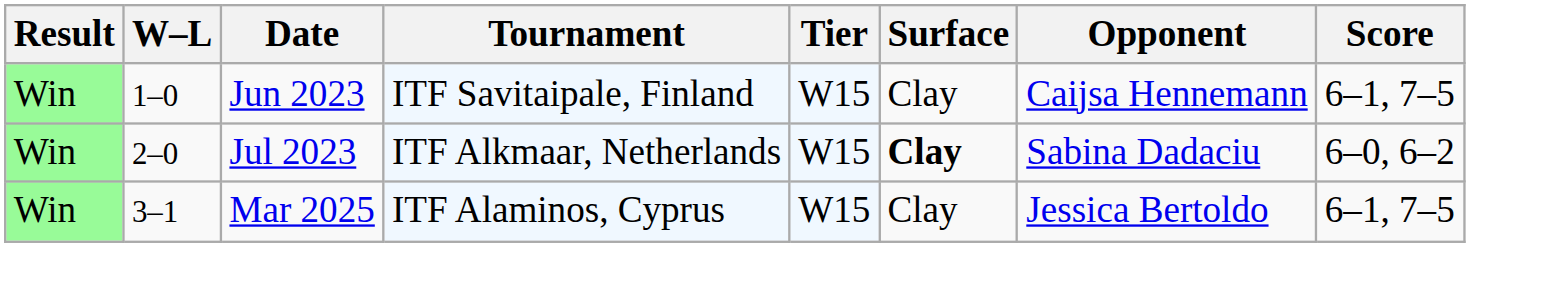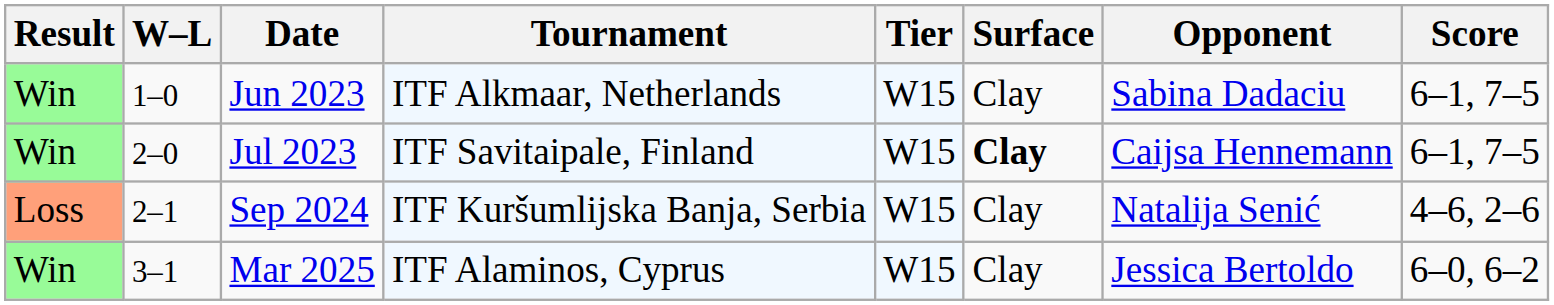(573, 92) ITF Savitaipale, Finland -> (587, 92) ITF Alkmaar, Netherlands
(1167, 92) Caijsa Hennemann -> (1228, 92) Sabina Dadaciu
(587, 151) ITF Alkmaar, Netherlands -> (573, 151) ITF Savitaipale, Finland
(1143, 151) Sabina Dadaciu -> (1252, 151) Caijsa Hennemann
(1390, 151) 6–0, 6–2 -> (1475, 151) 6–1, 7–5
+ row: (299, 210)
(1390, 210) 6–1, 7–5 -> (1475, 269) 6–0, 6–2
